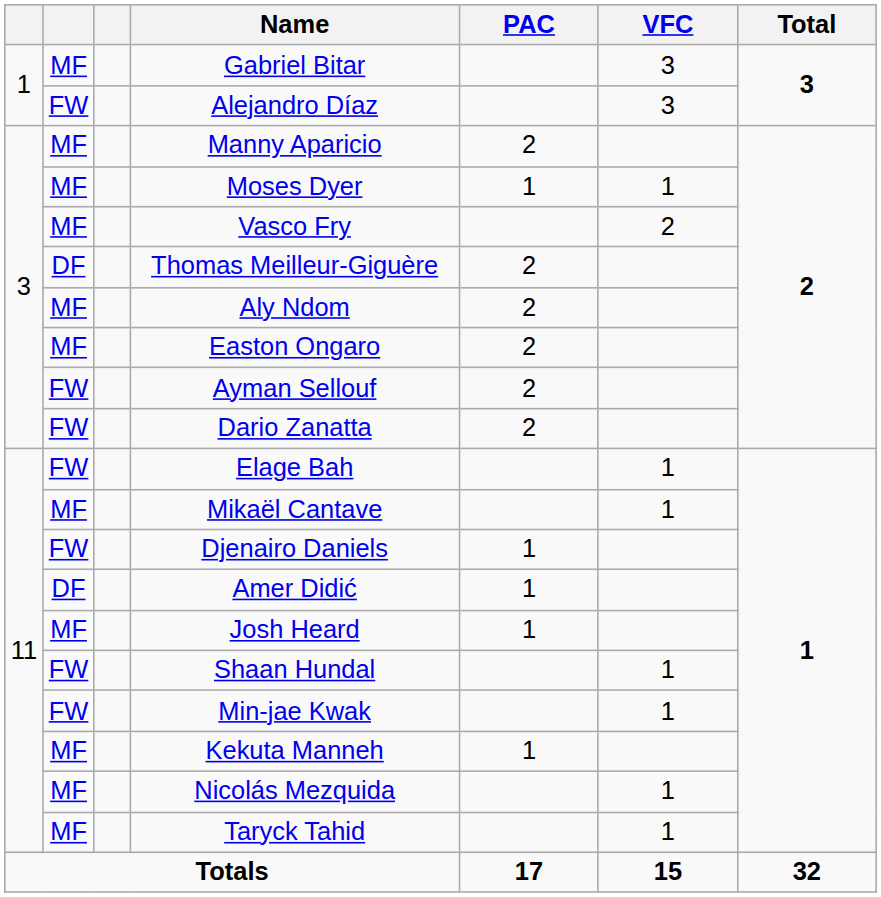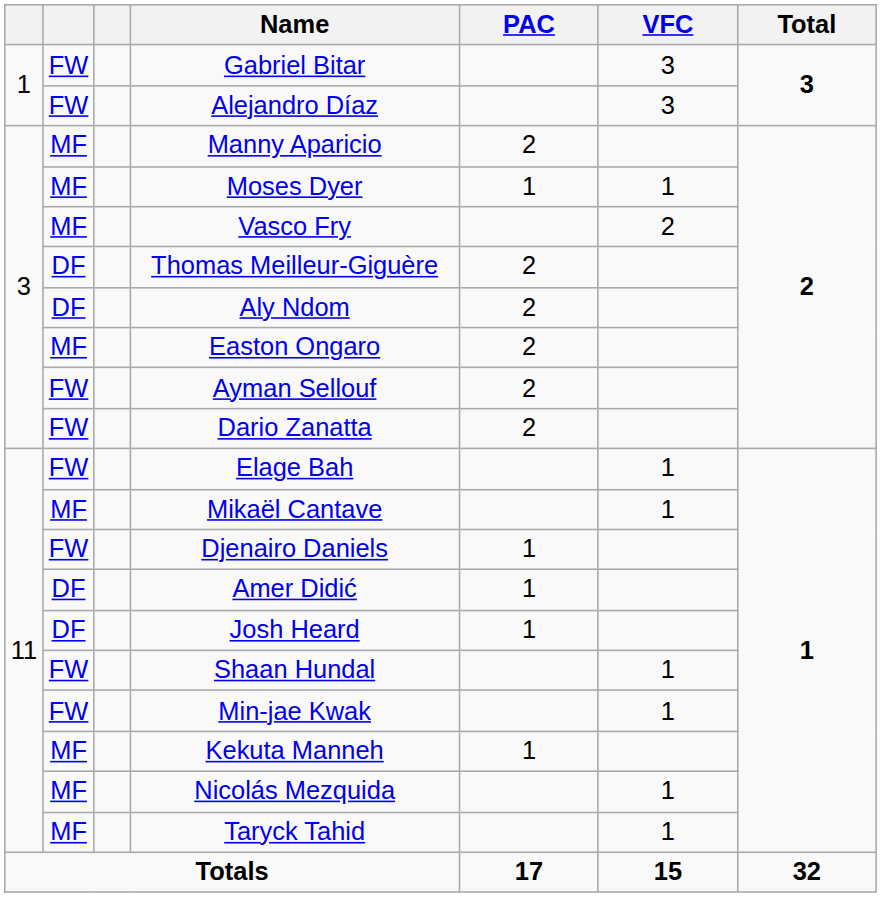(69, 65) MF -> (69, 65) FW
(69, 307) MF -> (69, 307) DF
(69, 629) MF -> (69, 629) DF
